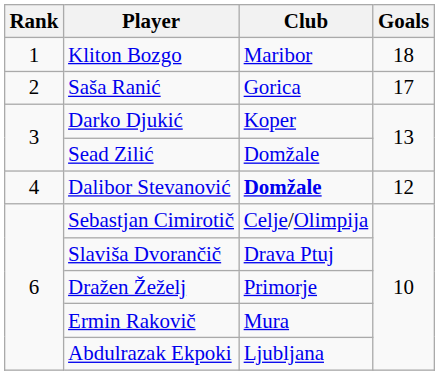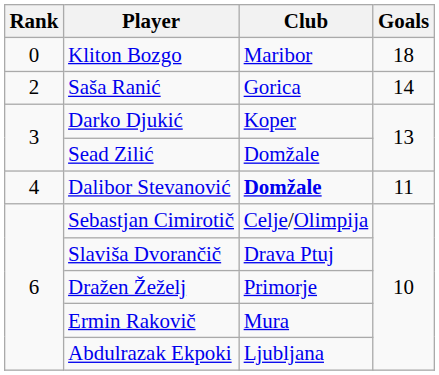(34, 54) 1 -> (34, 54) 0
(404, 87) 17 -> (404, 87) 14
(404, 187) 12 -> (404, 187) 11
